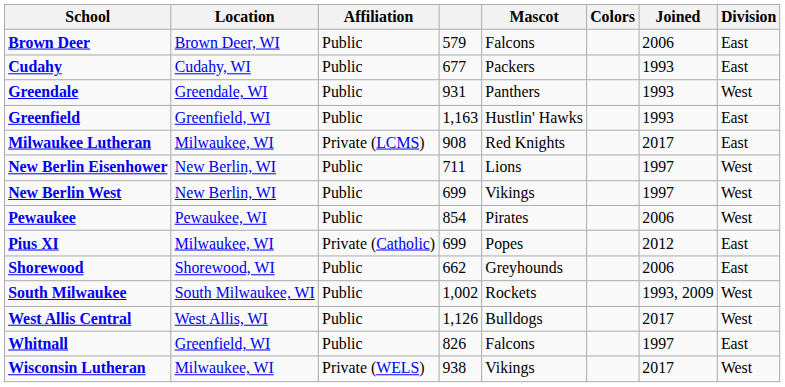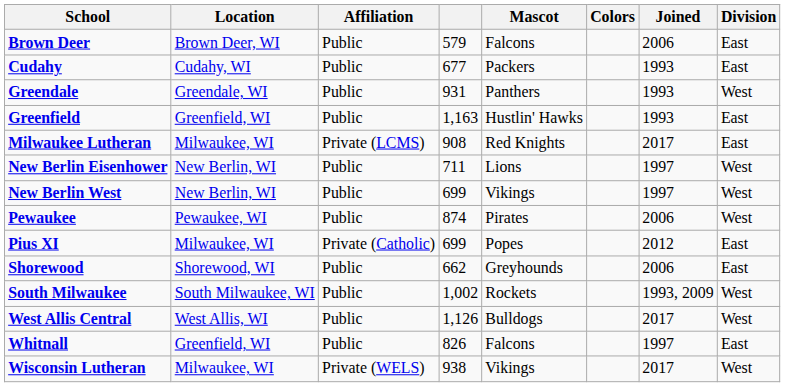(454, 218) 854 -> (454, 218) 874
